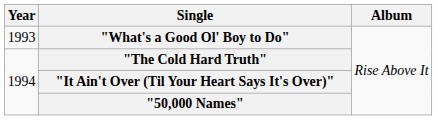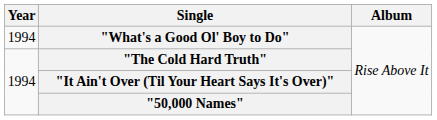(22, 37) 1993 -> (22, 37) 1994
